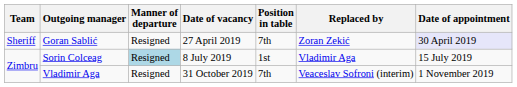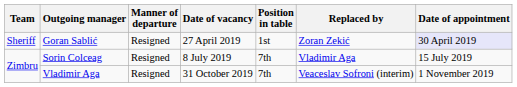(265, 40) 7th -> (264, 40) 1st
(150, 57) lightblue background -> (150, 57) no background
(264, 57) 1st -> (265, 57) 7th
